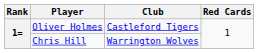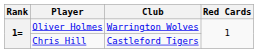(153, 26) Castleford Tigers -> (153, 26) Warrington Wolves
(153, 41) Warrington Wolves -> (153, 41) Castleford Tigers
